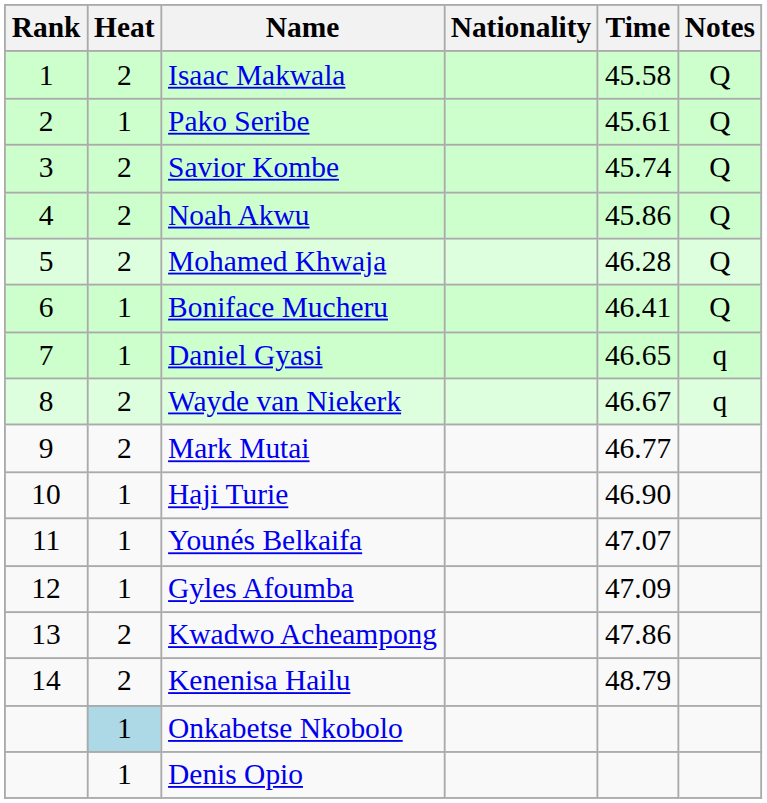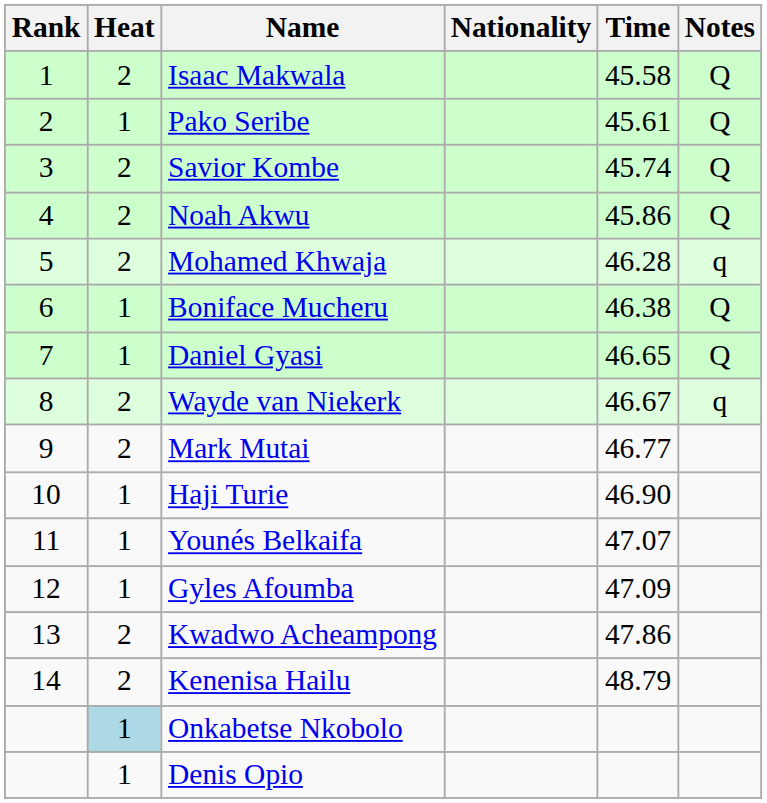(720, 261) Q -> (720, 261) q
(638, 307) 46.41 -> (638, 307) 46.38
(720, 354) q -> (720, 354) Q
